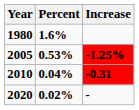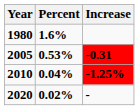(105, 54) -1.25% -> (99, 54) -0.31
(99, 74) -0.31 -> (105, 74) -1.25%
